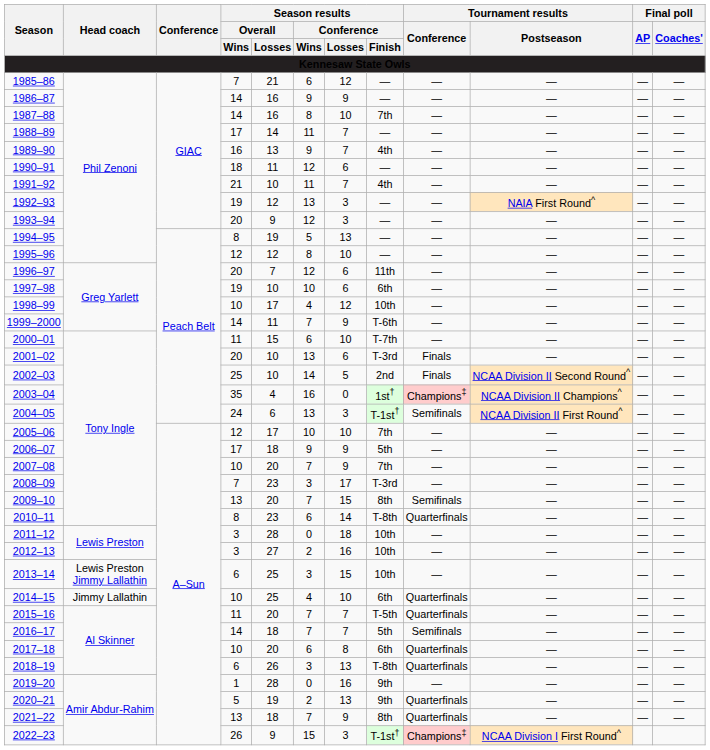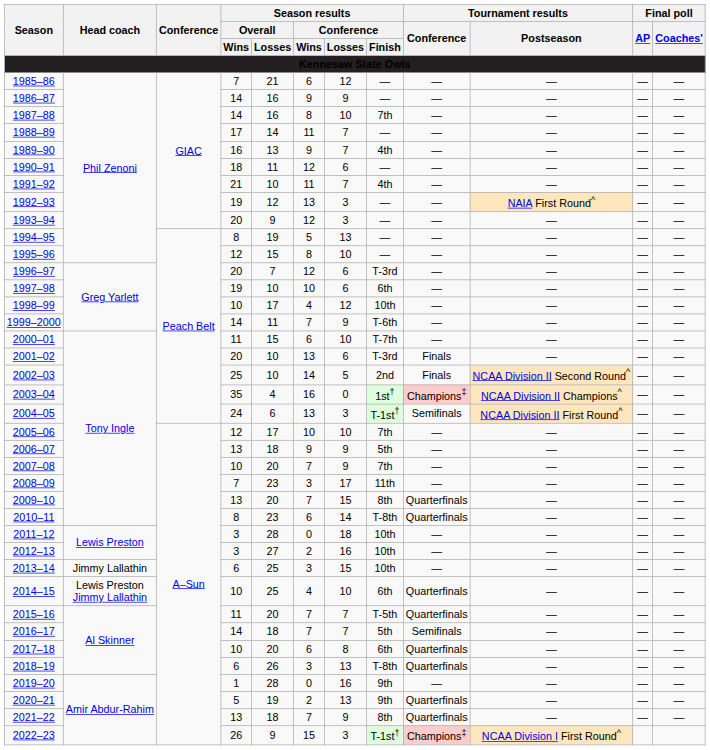(273, 254) 12 -> (273, 254) 15
(385, 272) 11th -> (385, 272) T-3rd
(236, 449) 17 -> (236, 449) 13
(385, 483) T-3rd -> (385, 483) 11th
(437, 500) Semifinals -> (437, 500) Quarterfinals
(110, 575) Lewis Preston Jimmy Lallathin -> (110, 568) Jimmy Lallathin
(110, 598) Jimmy Lallathin -> (110, 592) Lewis Preston Jimmy Lallathin
